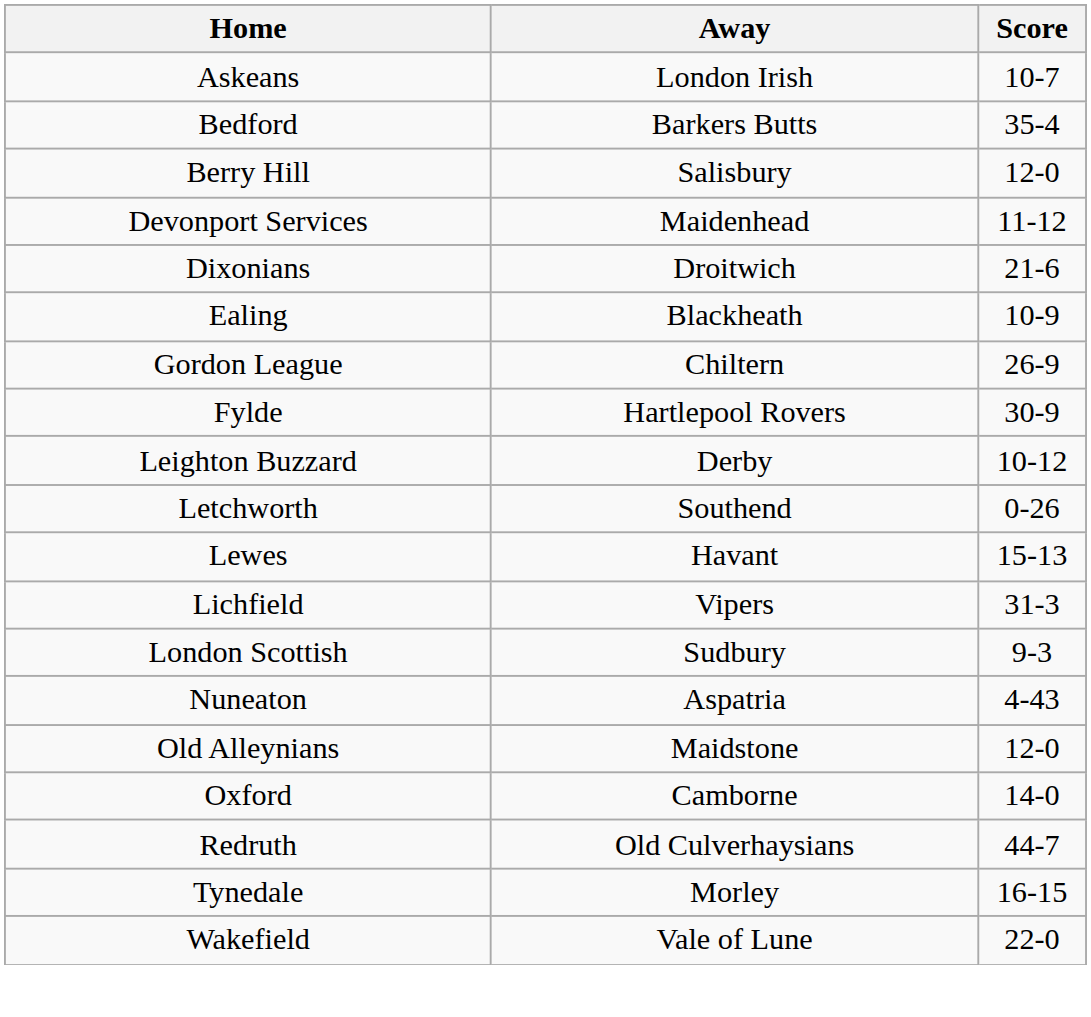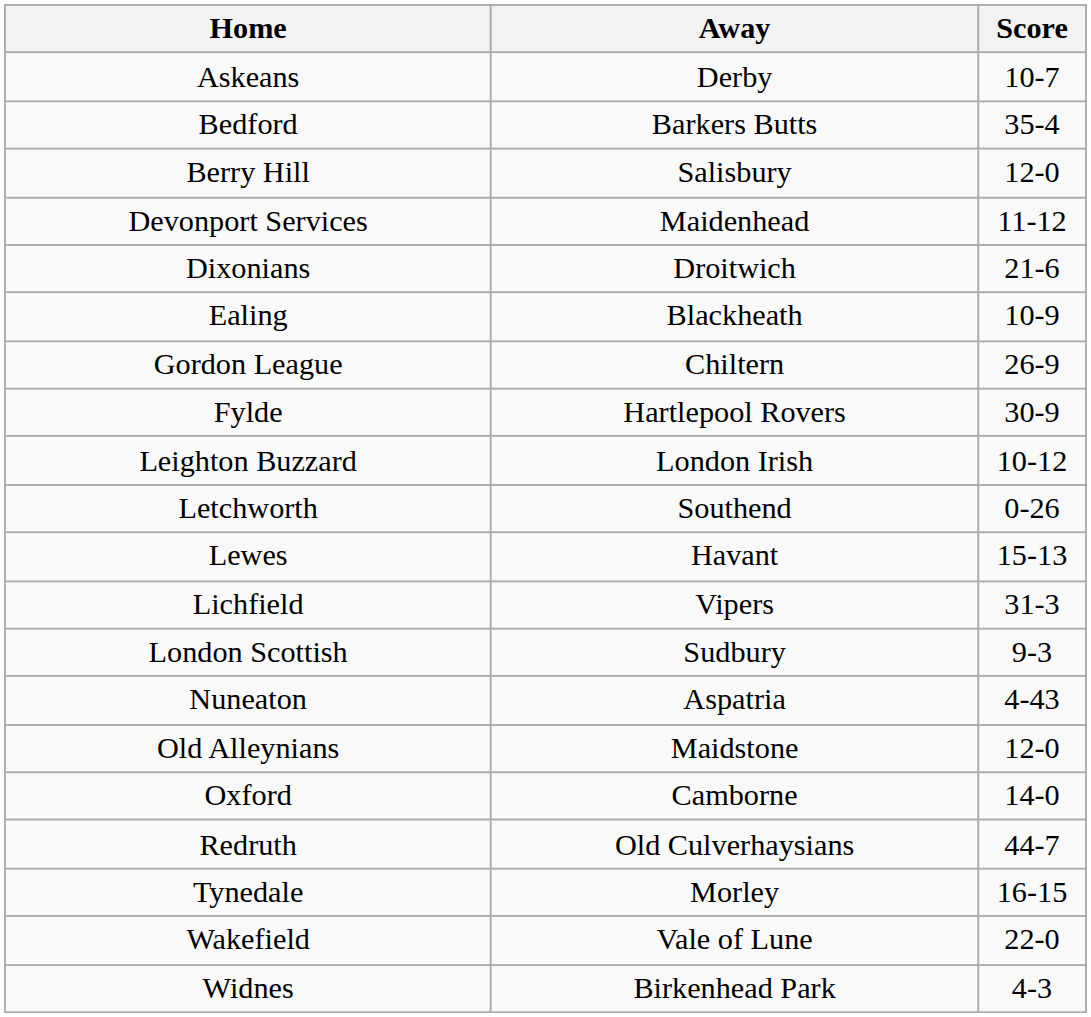(735, 76) London Irish -> (735, 76) Derby
(735, 460) Derby -> (735, 460) London Irish
+ row: (248, 987)
